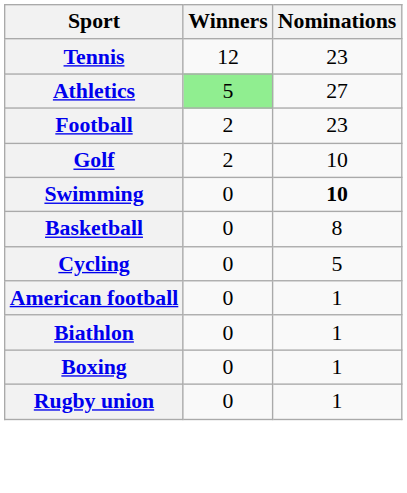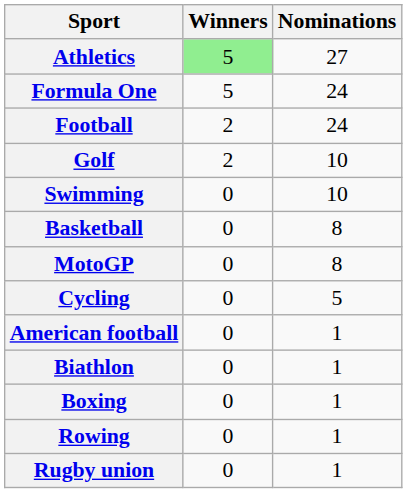- row: (94, 56)
+ row: (94, 90)
(337, 125) 23 -> (337, 125) 24
(337, 194) bold -> (337, 194) normal
+ row: (94, 263)
+ row: (94, 435)
